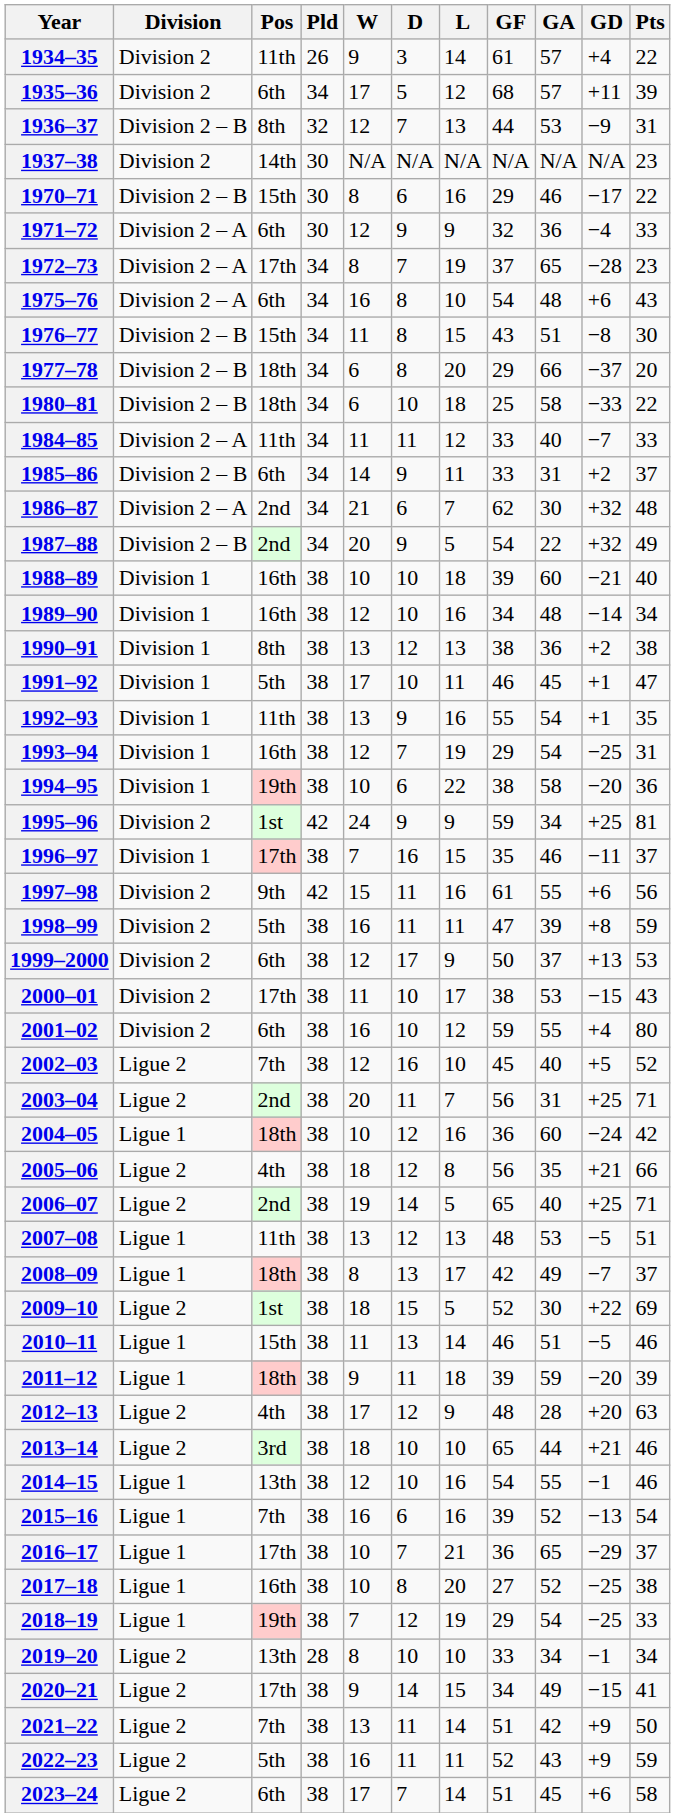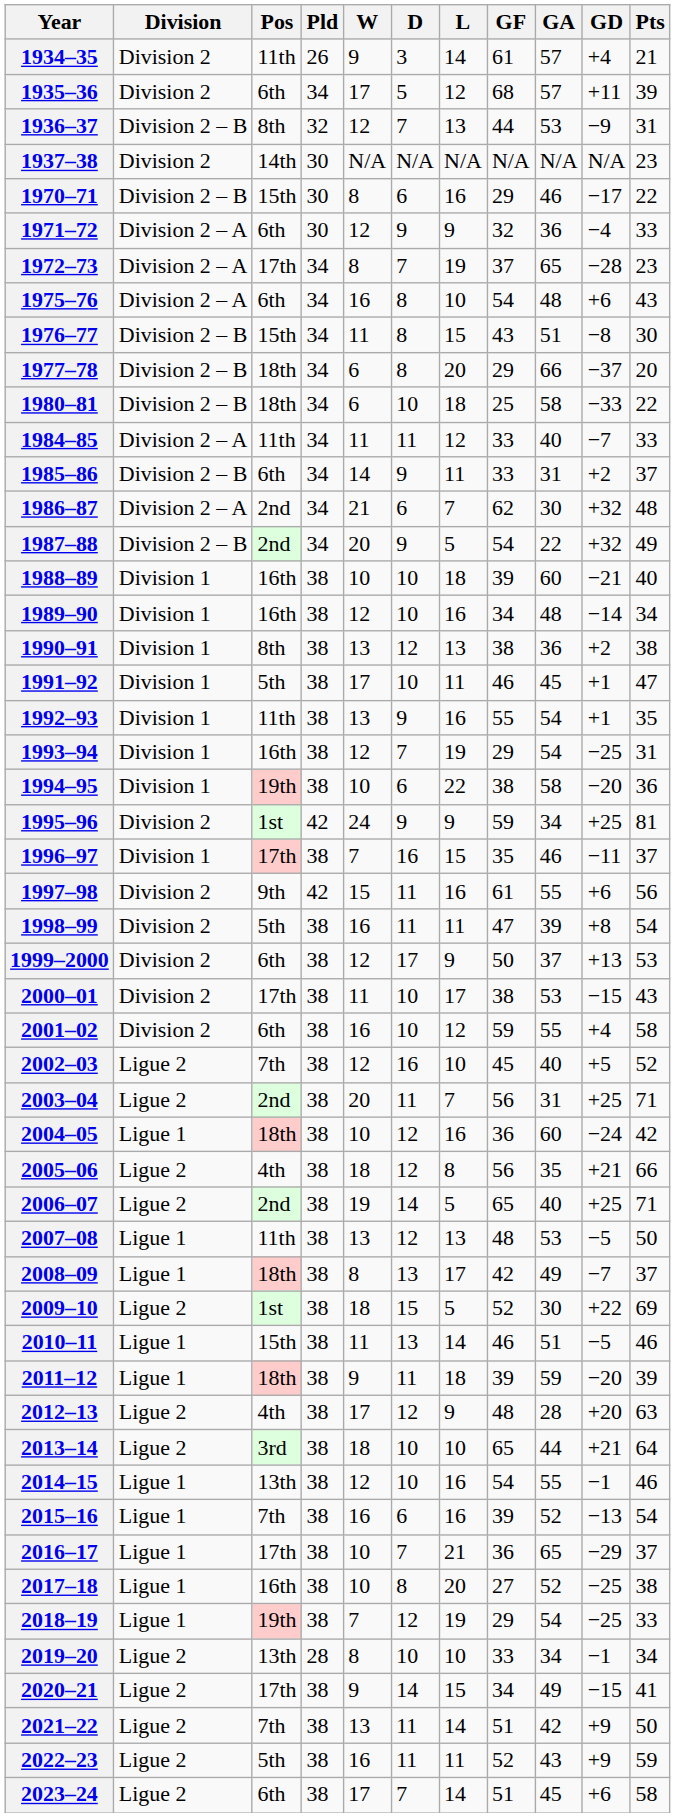(646, 56) 22 -> (646, 56) 21
(646, 925) 59 -> (646, 925) 54
(646, 1030) 80 -> (646, 1030) 58
(646, 1238) 51 -> (646, 1238) 50
(646, 1447) 46 -> (646, 1447) 64
